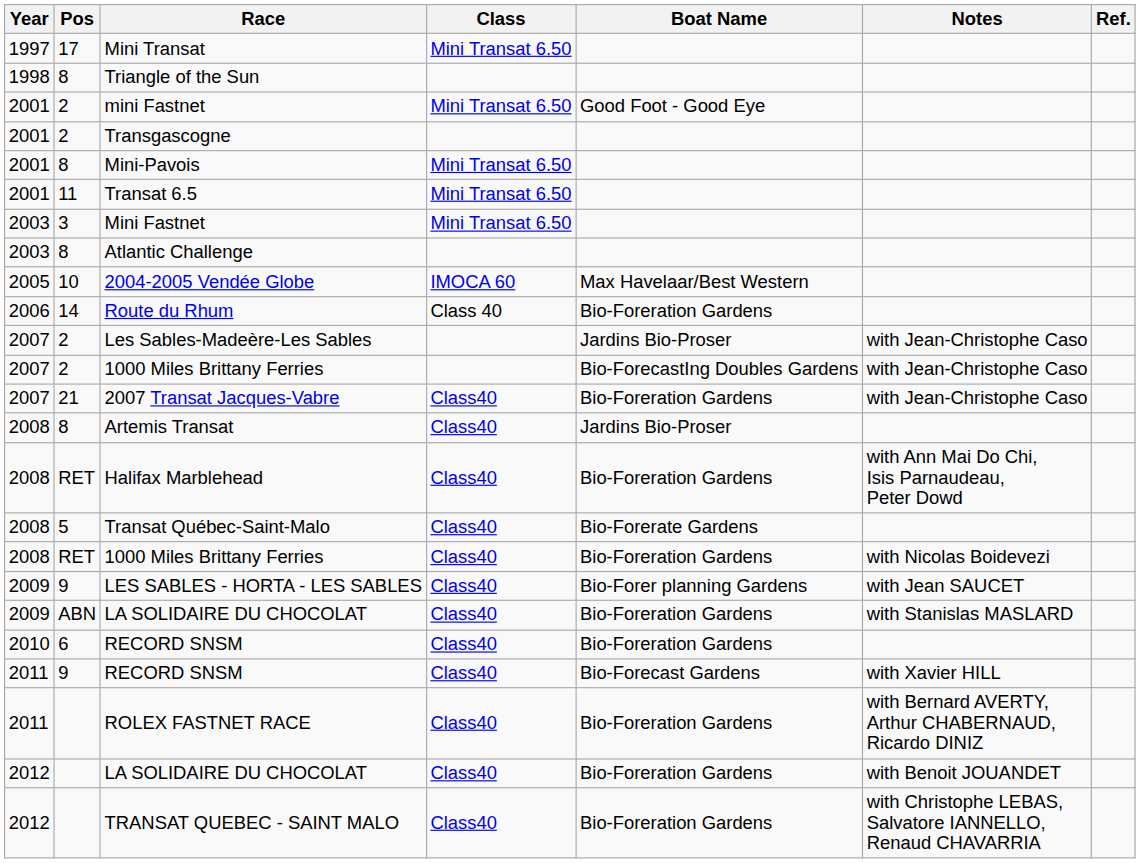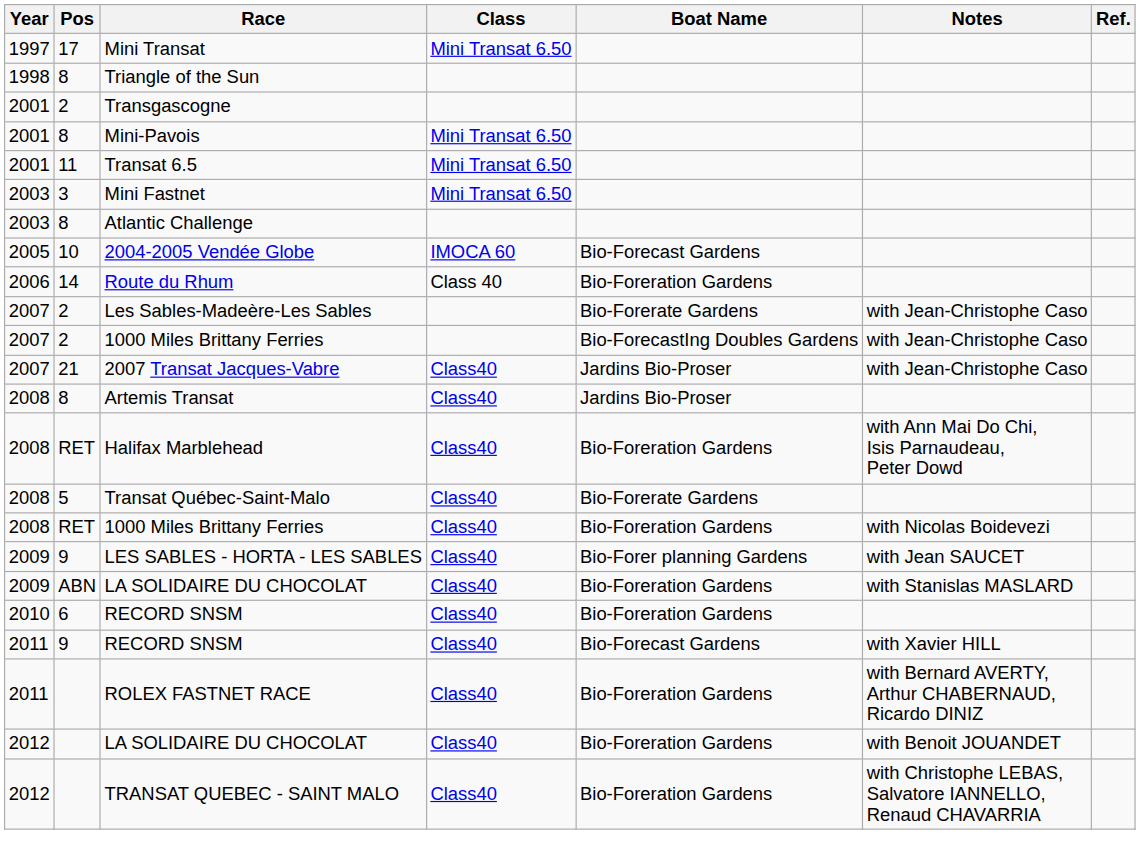- row: (63, 106)
(694, 281) Max Havelaar/Best Western -> (670, 252) Bio-Forecast Gardens
(656, 340) Jardins Bio-Proser -> (669, 310) Bio-Forerate Gardens
(676, 398) Bio-Foreration Gardens -> (656, 369) Jardins Bio-Proser
